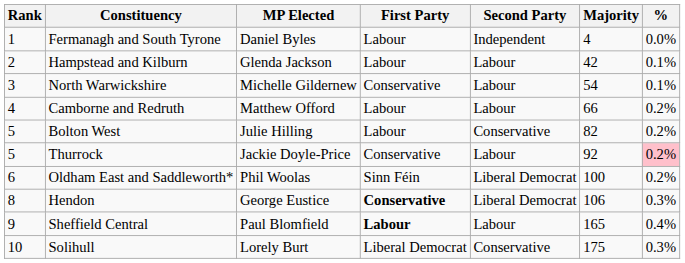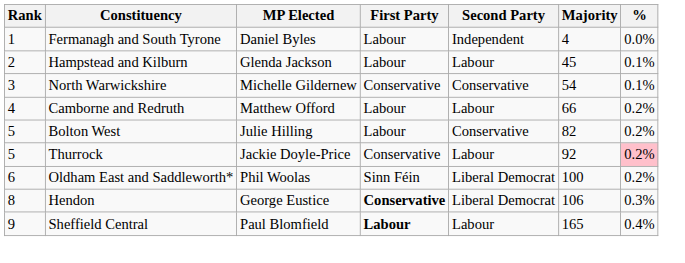(590, 62) 42 -> (569, 62) 45
(494, 85) Labour -> (490, 85) Conservative
- row: (72, 246)
